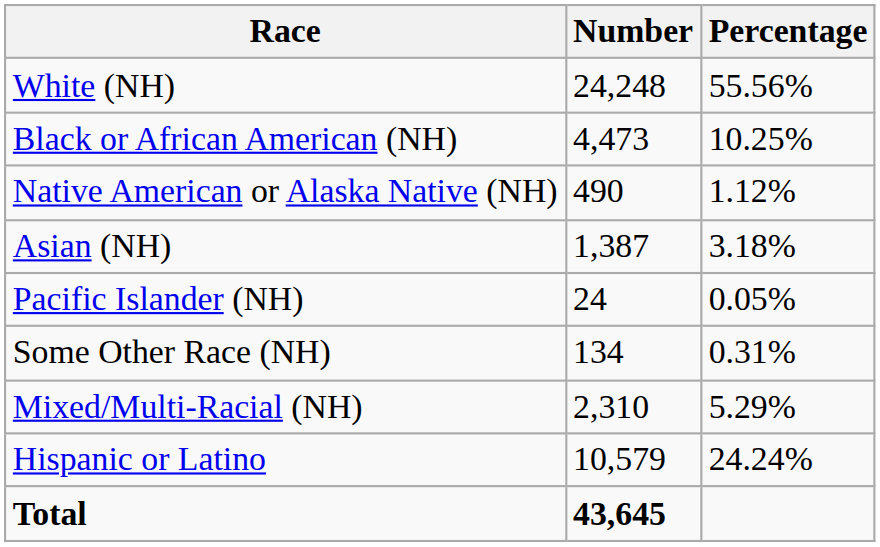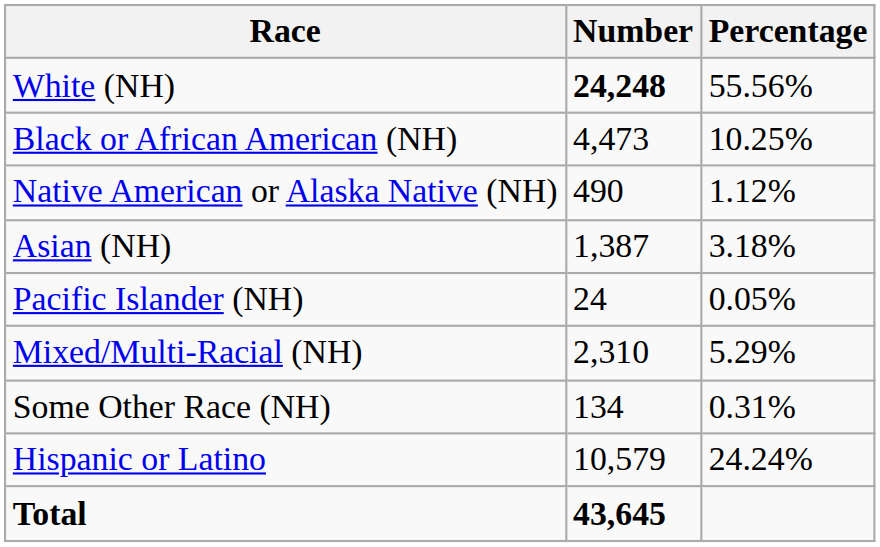(619, 84) normal -> (619, 84) bold
rows swapped: (172, 352) <-> (188, 406)
